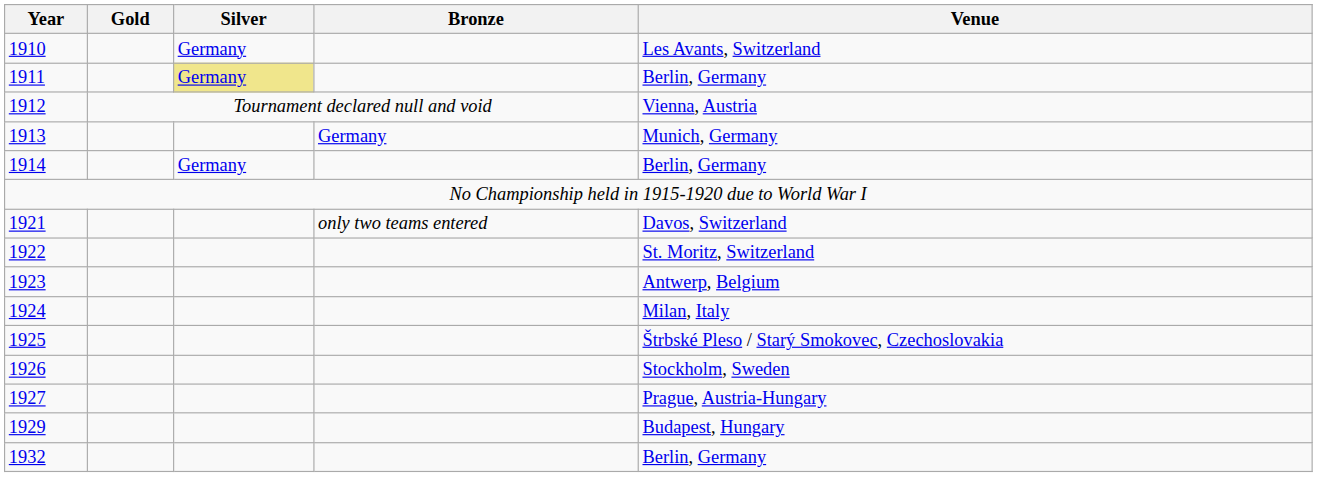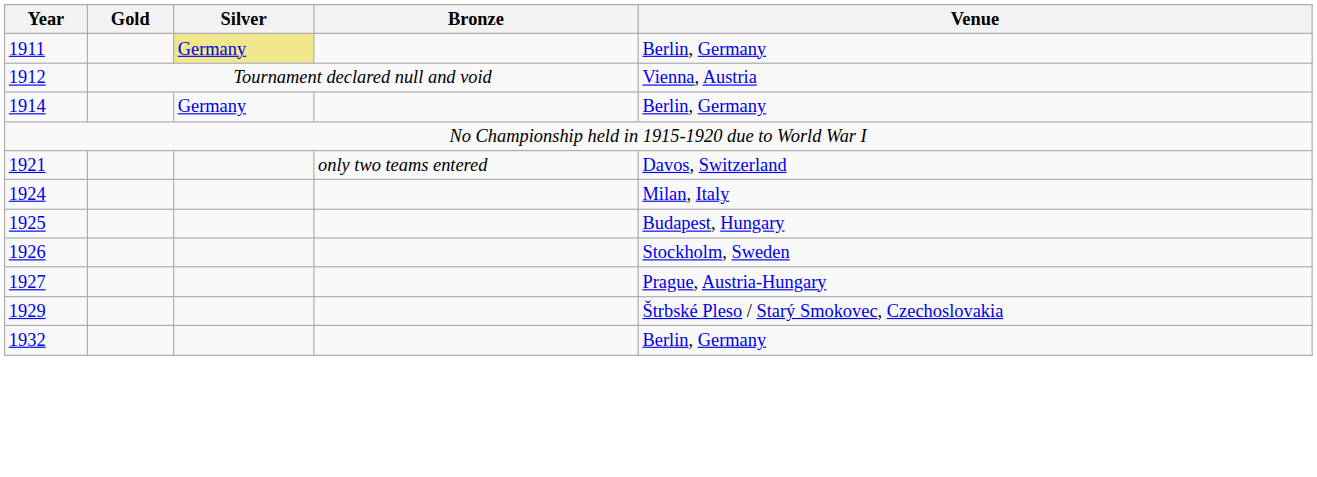- row: (27, 48)
- row: (27, 135)
- row: (27, 252)
- row: (27, 281)
(823, 340) Štrbské Pleso / Starý Smokovec, Czechoslovakia -> (714, 223) Budapest, Hungary
(714, 427) Budapest, Hungary -> (823, 310) Štrbské Pleso / Starý Smokovec, Czechoslovakia
